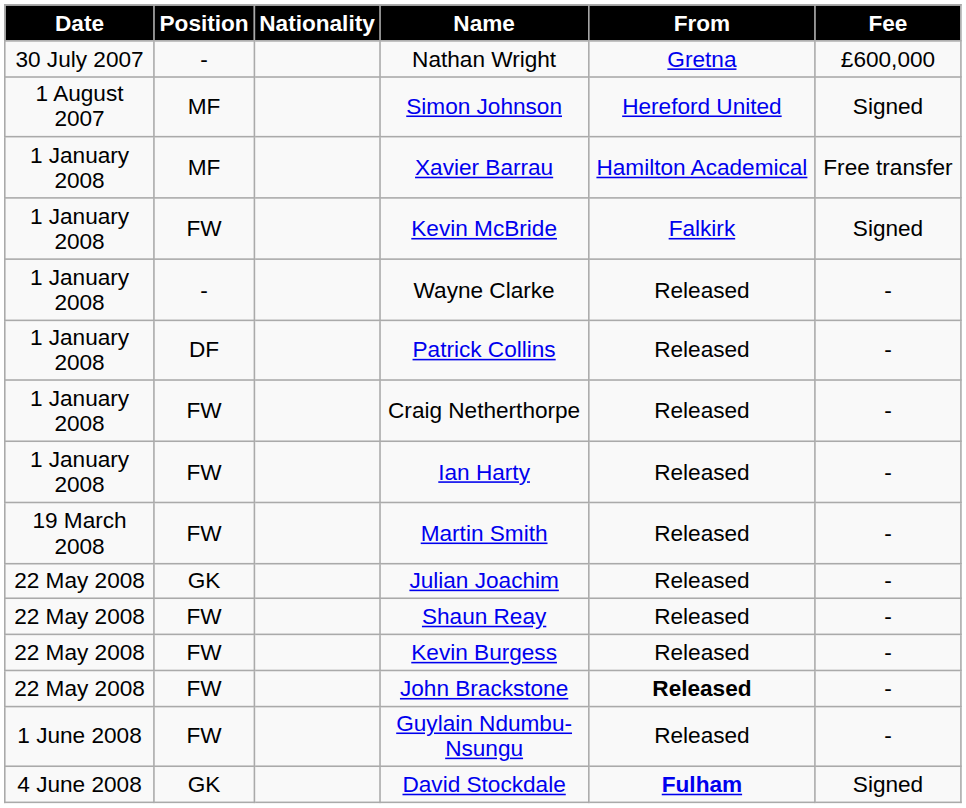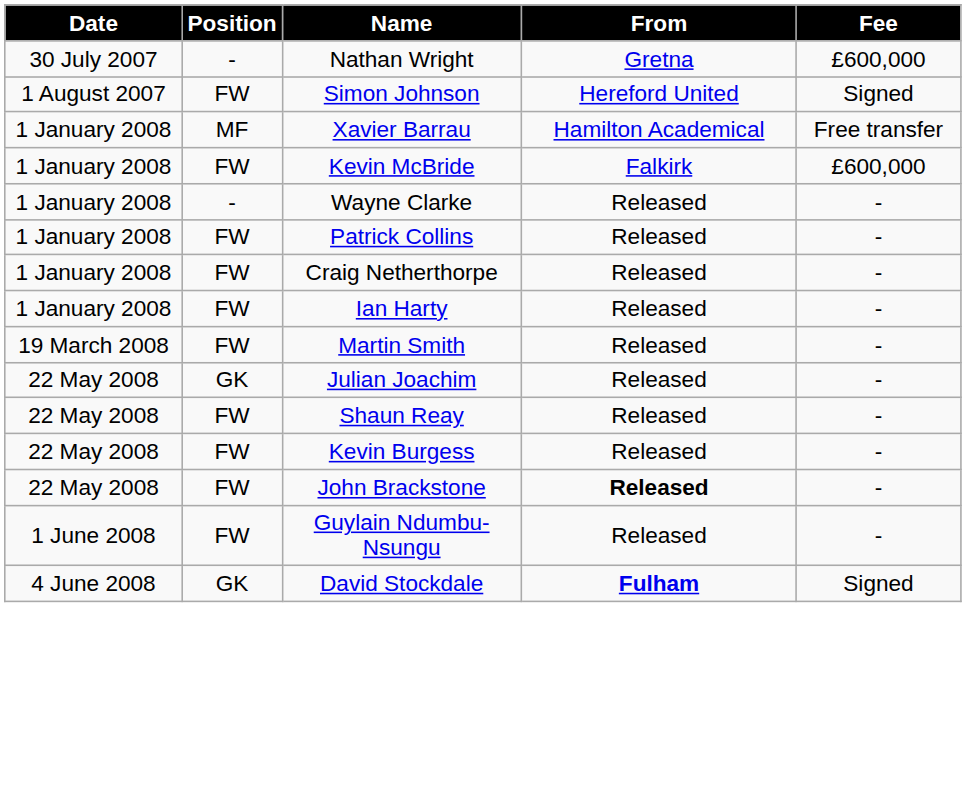- column: (317, 23)
(204, 107) MF -> (232, 94) FW
(888, 229) Signed -> (878, 166) £600,000
(204, 350) DF -> (232, 237) FW
